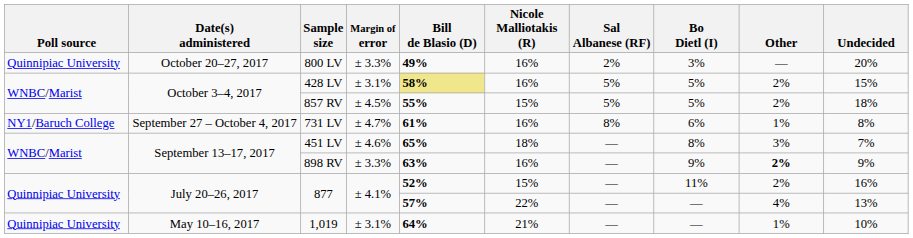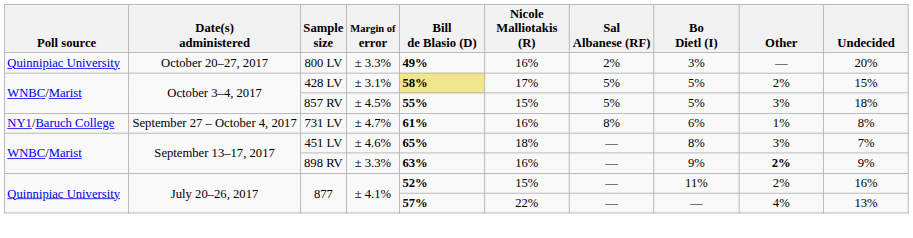(527, 83) 16% -> (527, 83) 17%
(781, 103) 2% -> (781, 103) 3%
- row: (215, 223)
